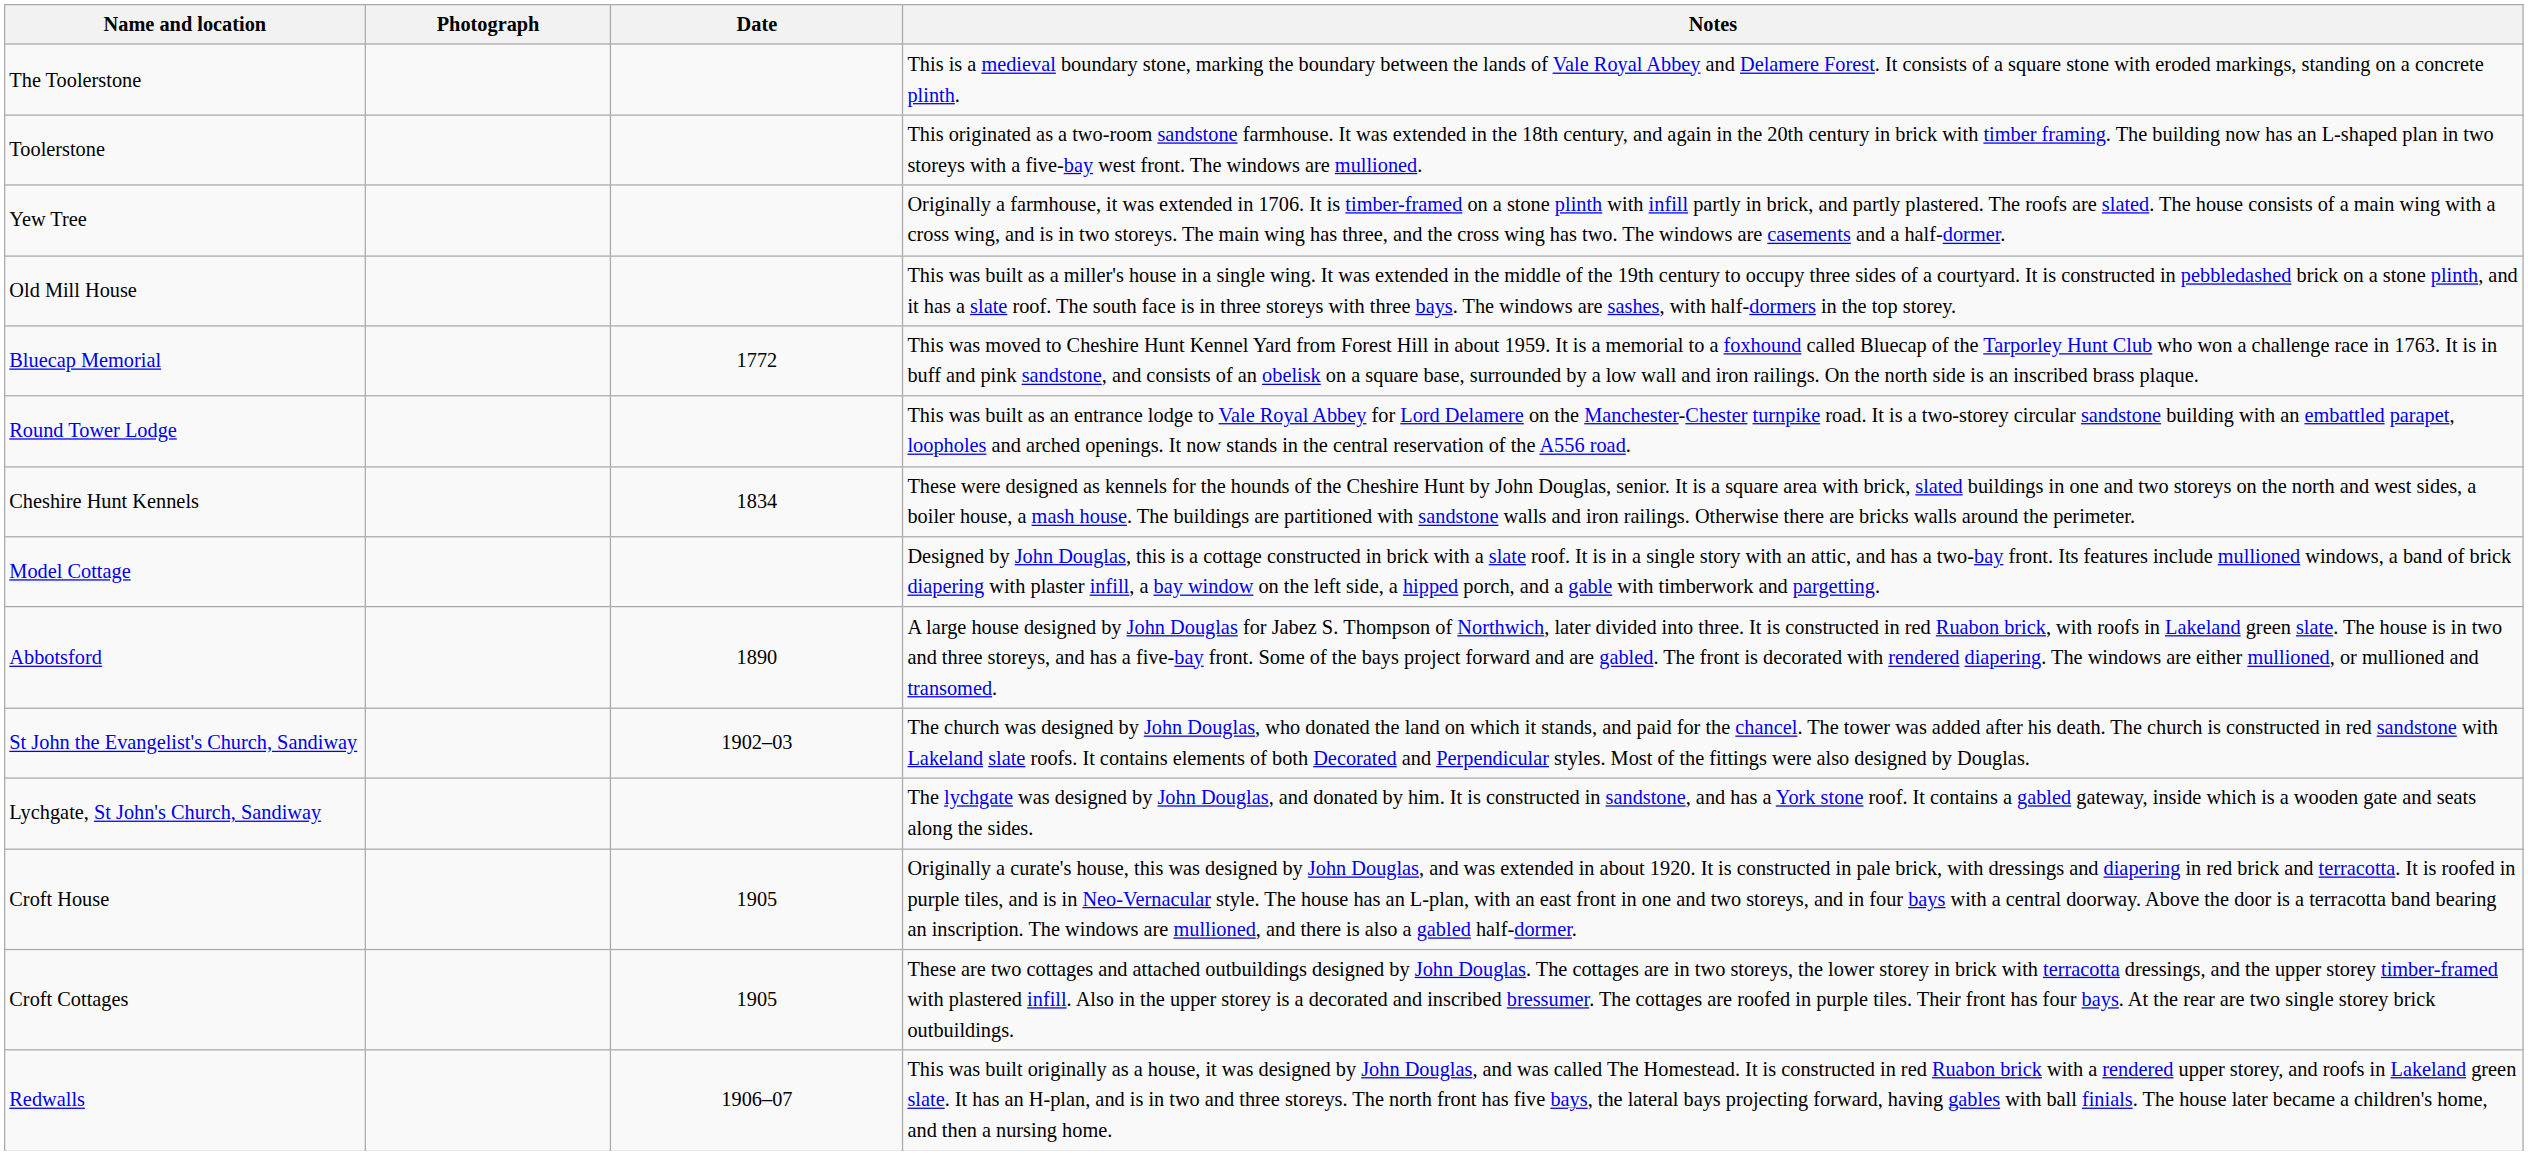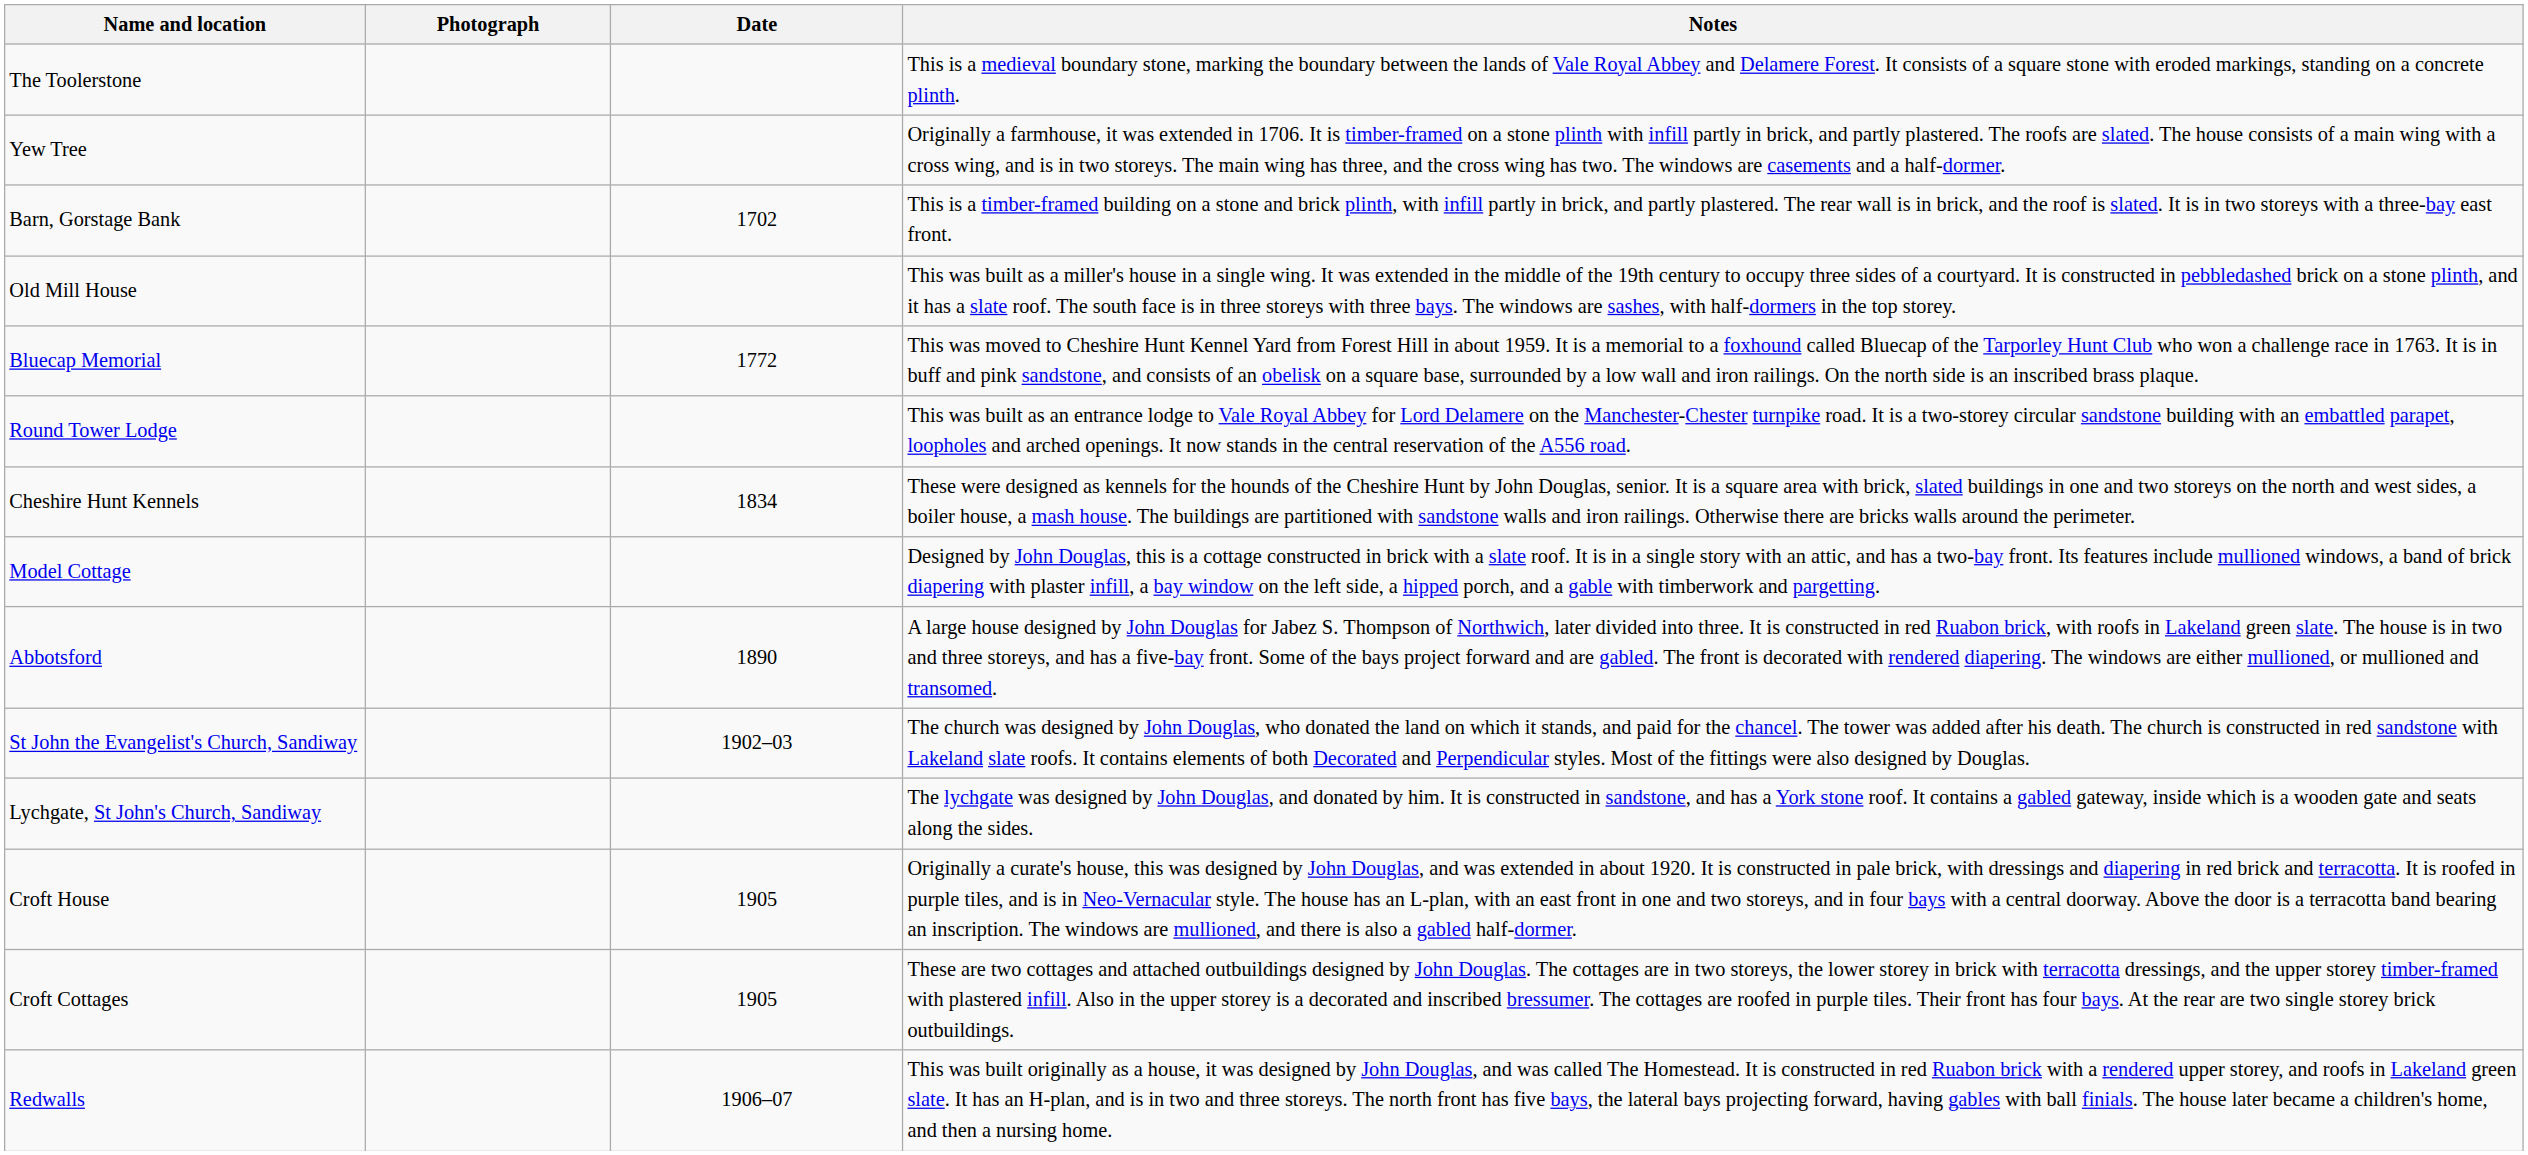- row: (57, 149)
+ row: (95, 220)
